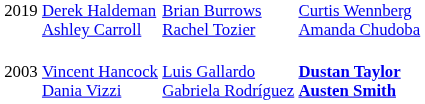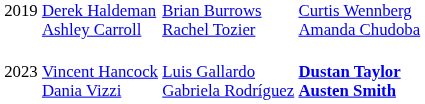(21, 71) 2003 -> (21, 71) 2023
